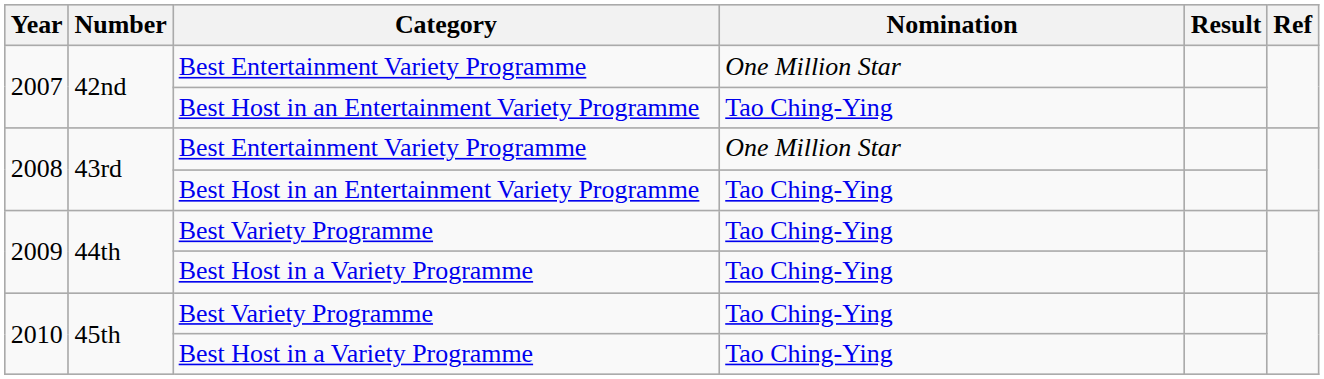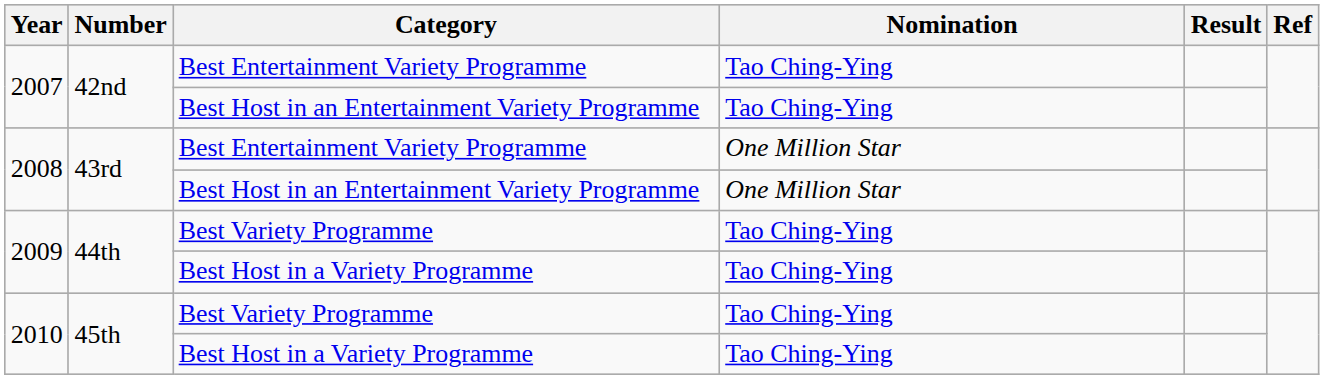(813, 66) One Million Star -> (809, 66) Tao Ching-Ying
(809, 189) Tao Ching-Ying -> (813, 189) One Million Star
